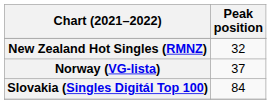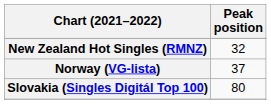(238, 88) 84 -> (238, 88) 80
